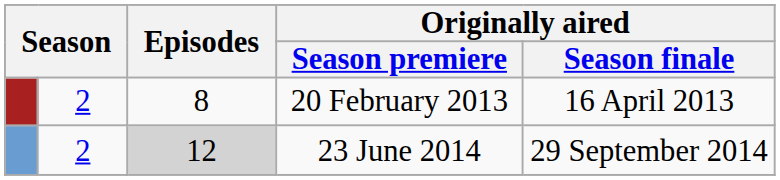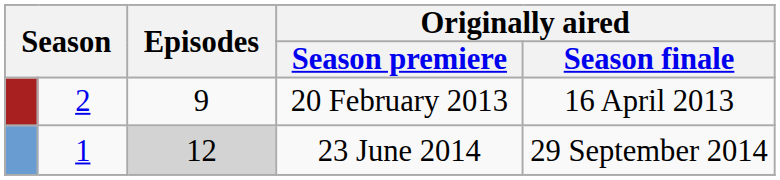(201, 101) 8 -> (201, 101) 9
(83, 149) 2 -> (83, 149) 1
